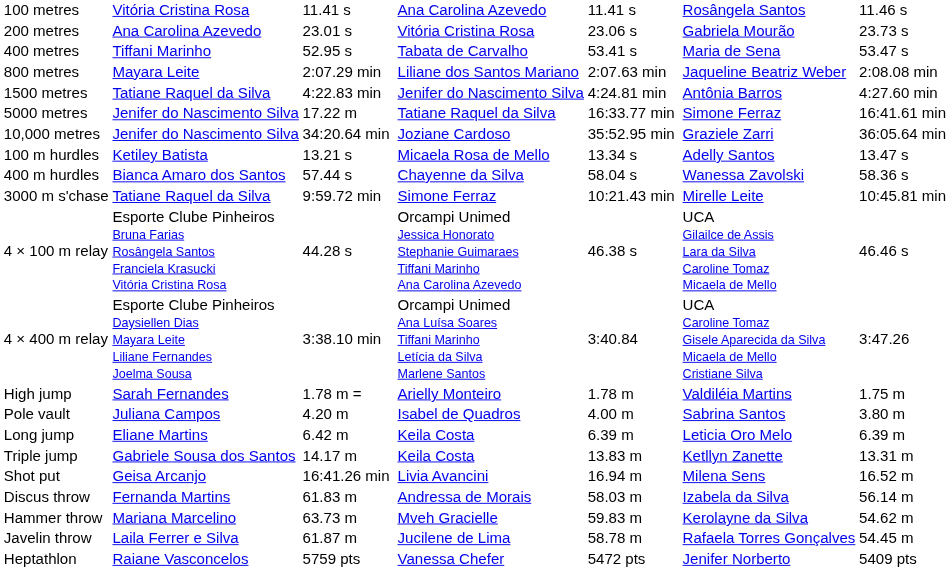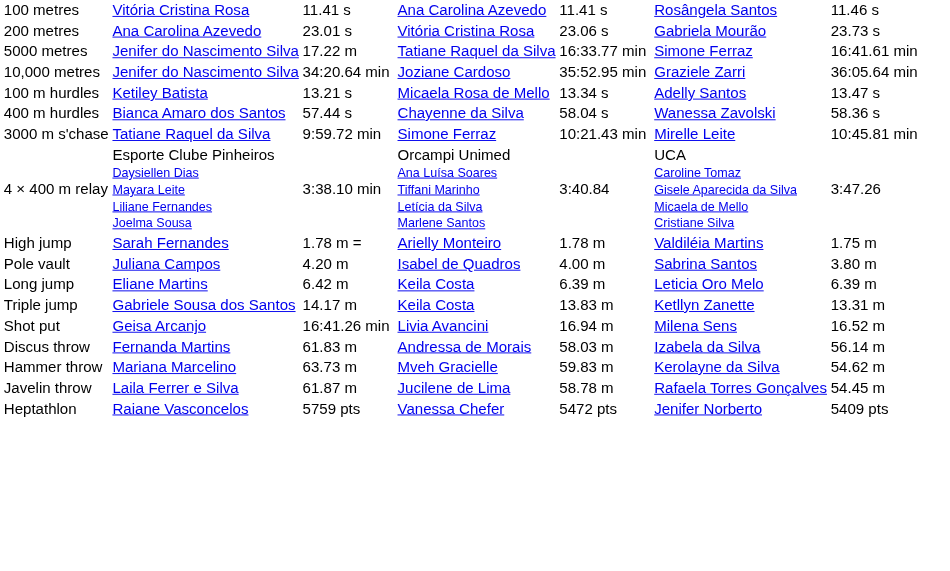- row: (41, 51)
- row: (41, 72)
- row: (46, 93)
- row: (56, 250)
